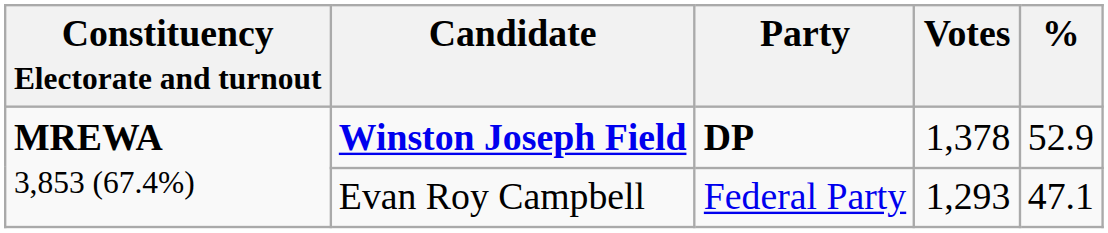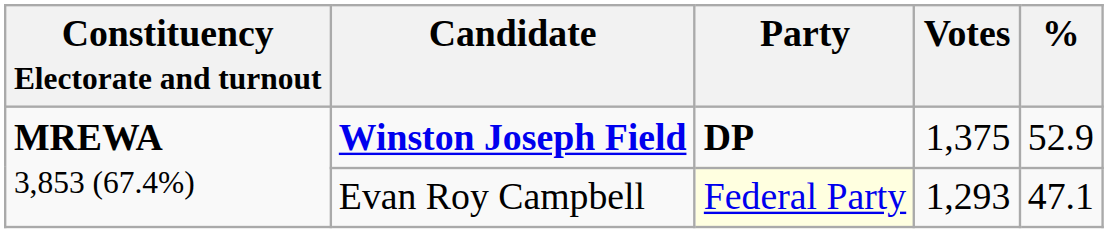(968, 136) 1,378 -> (968, 136) 1,375
(805, 196) no background -> (805, 196) lightyellow background
